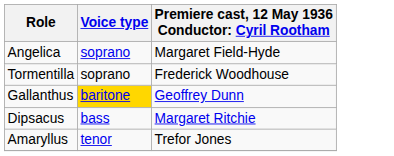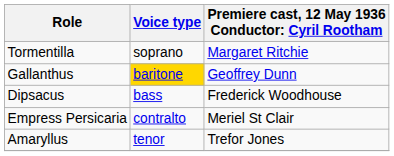- row: (34, 52)
(222, 74) Frederick Woodhouse -> (258, 52) Margaret Ritchie
(205, 118) Margaret Ritchie -> (275, 96) Frederick Woodhouse
+ row: (67, 118)
